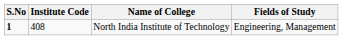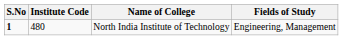(38, 27) 408 -> (38, 27) 480
